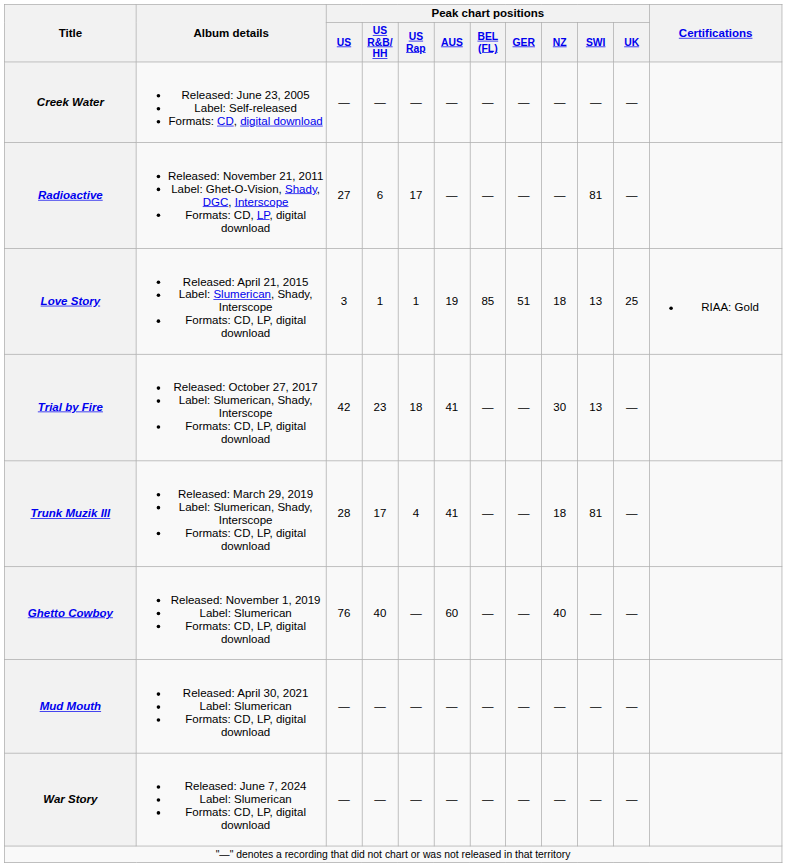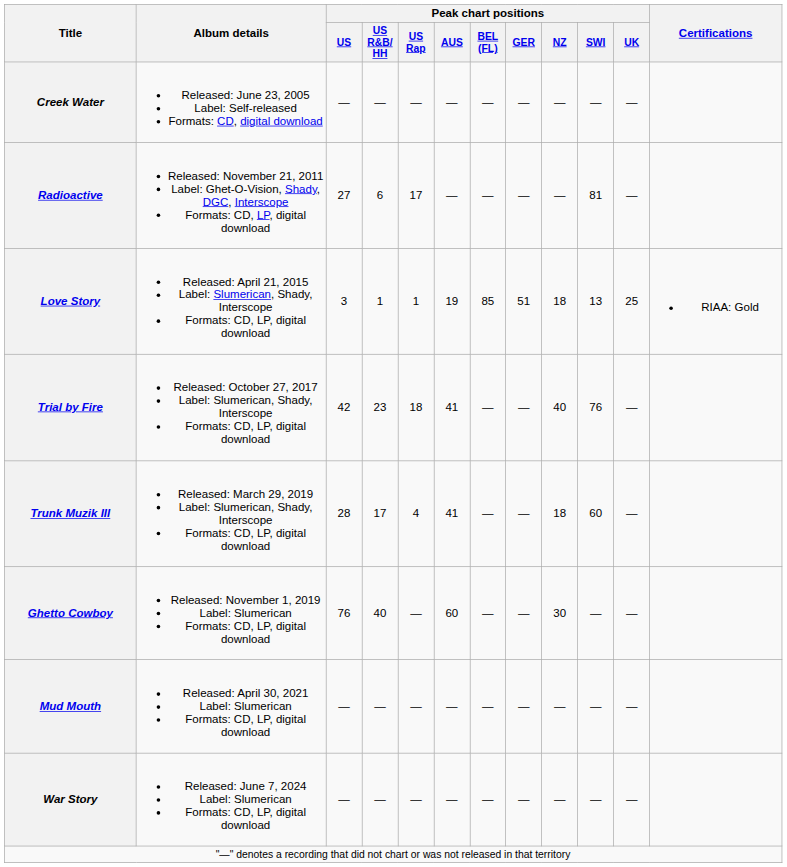(560, 407) 30 -> (560, 407) 40
(596, 407) 13 -> (596, 407) 76
(596, 513) 81 -> (596, 513) 60
(560, 613) 40 -> (560, 613) 30
